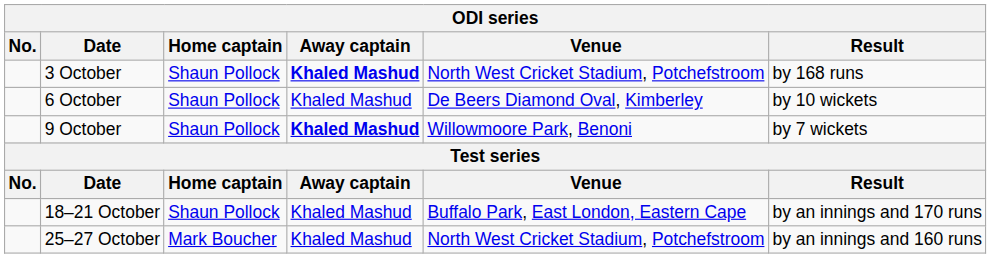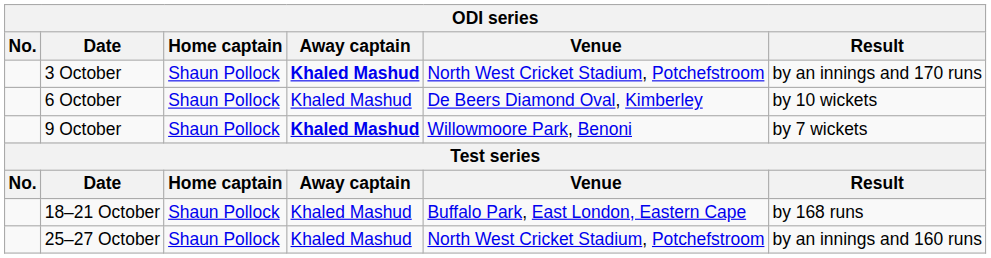(818, 73) by 168 runs -> (877, 73) by an innings and 170 runs
(877, 211) by an innings and 170 runs -> (818, 211) by 168 runs
(222, 239) Mark Boucher -> (224, 239) Shaun Pollock
